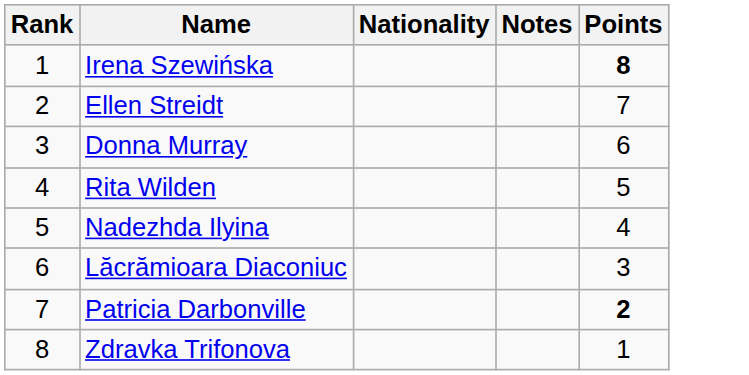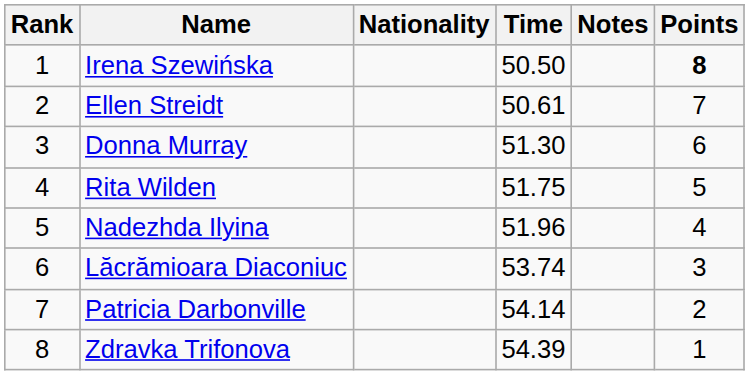+ column: (533, 24)
(623, 308) bold -> (699, 308) normal
